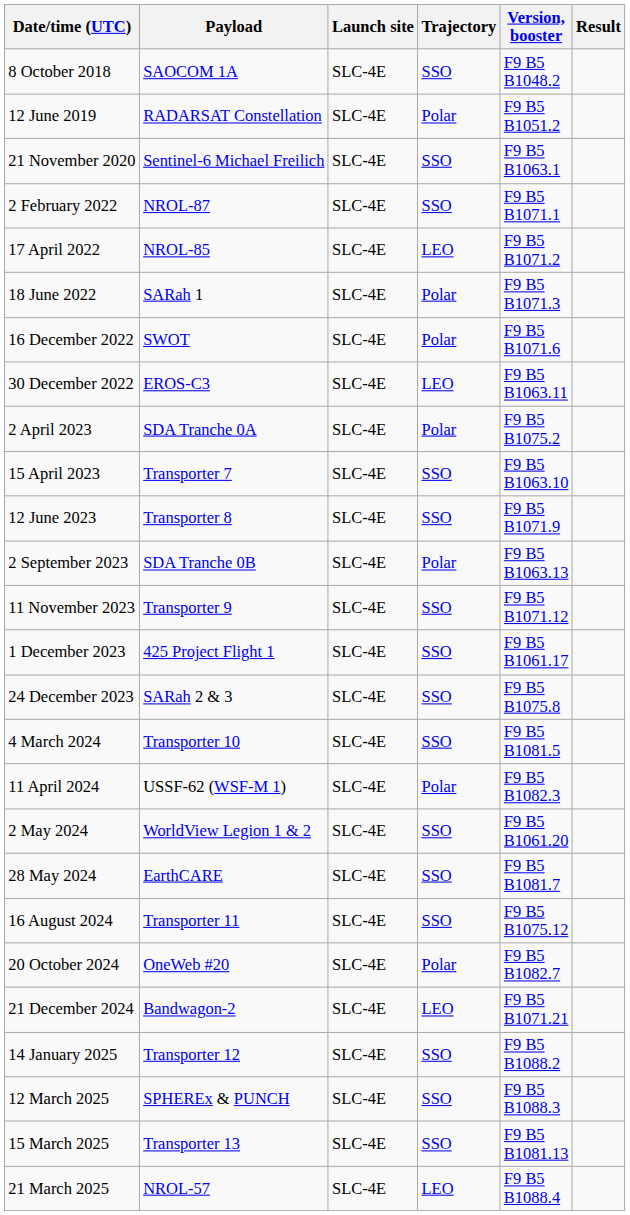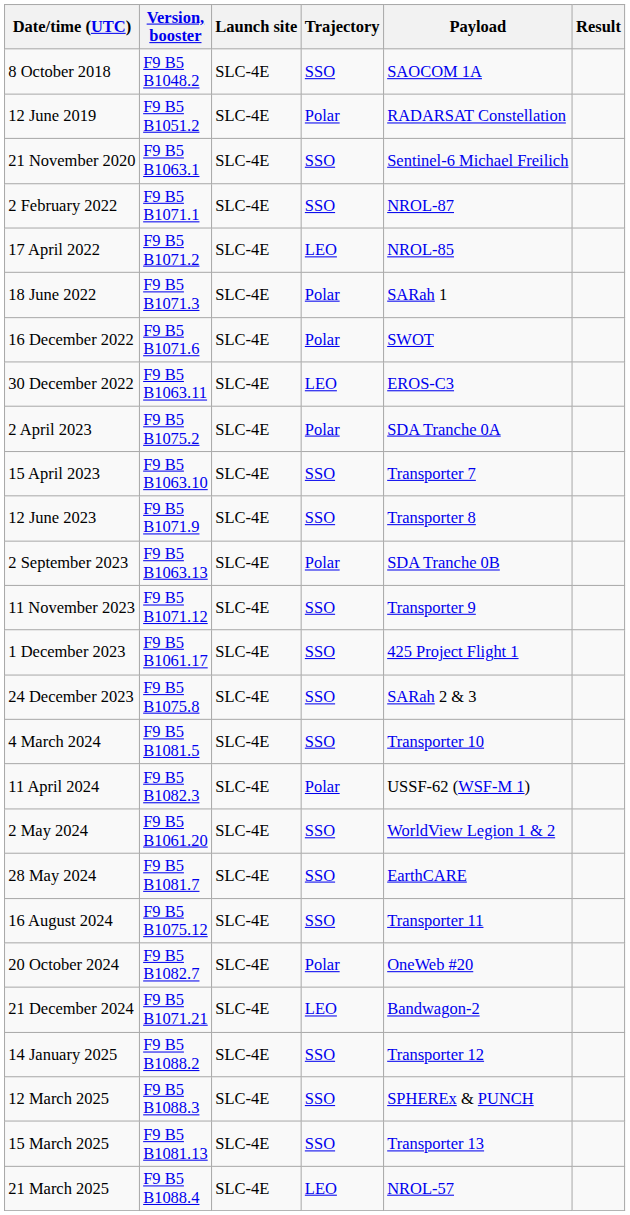columns swapped: (536, 26) <-> (234, 26)
